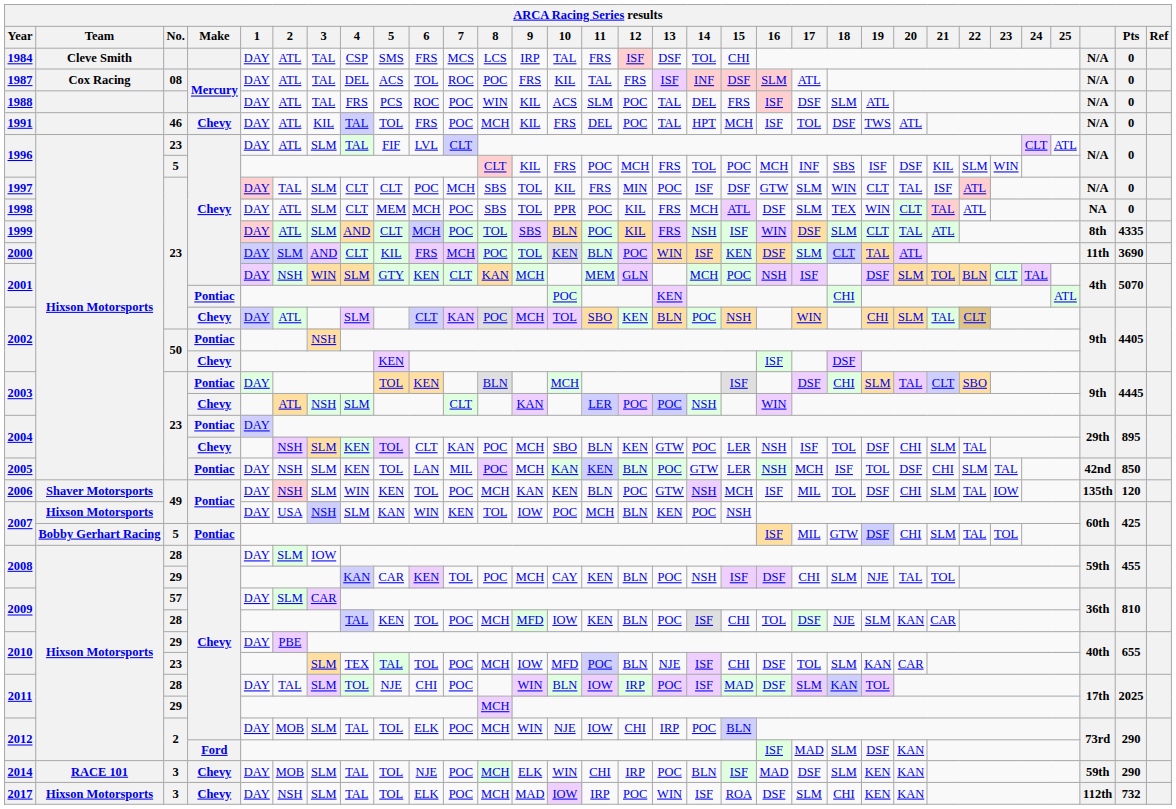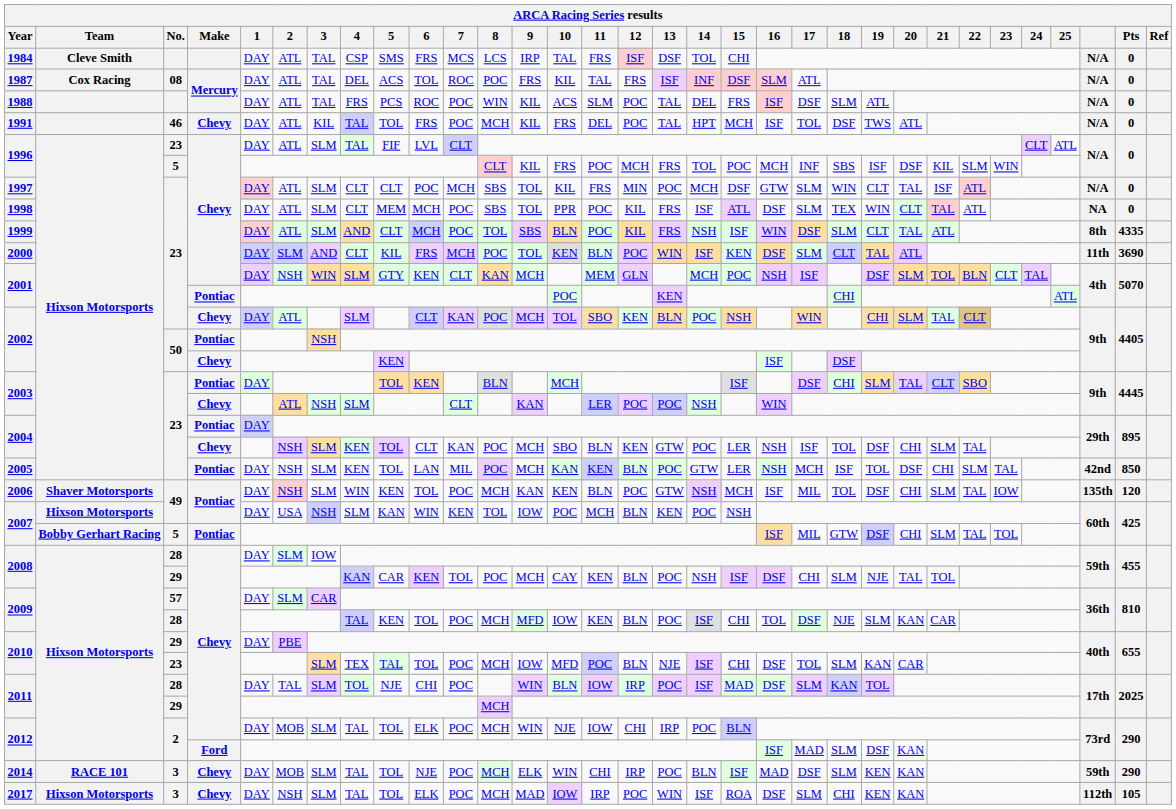(290, 188) TAL -> (290, 188) ATL
(704, 188) ISF -> (704, 188) MCH
(704, 209) MCH -> (704, 209) ISF
(1131, 793) 732 -> (1131, 793) 105
